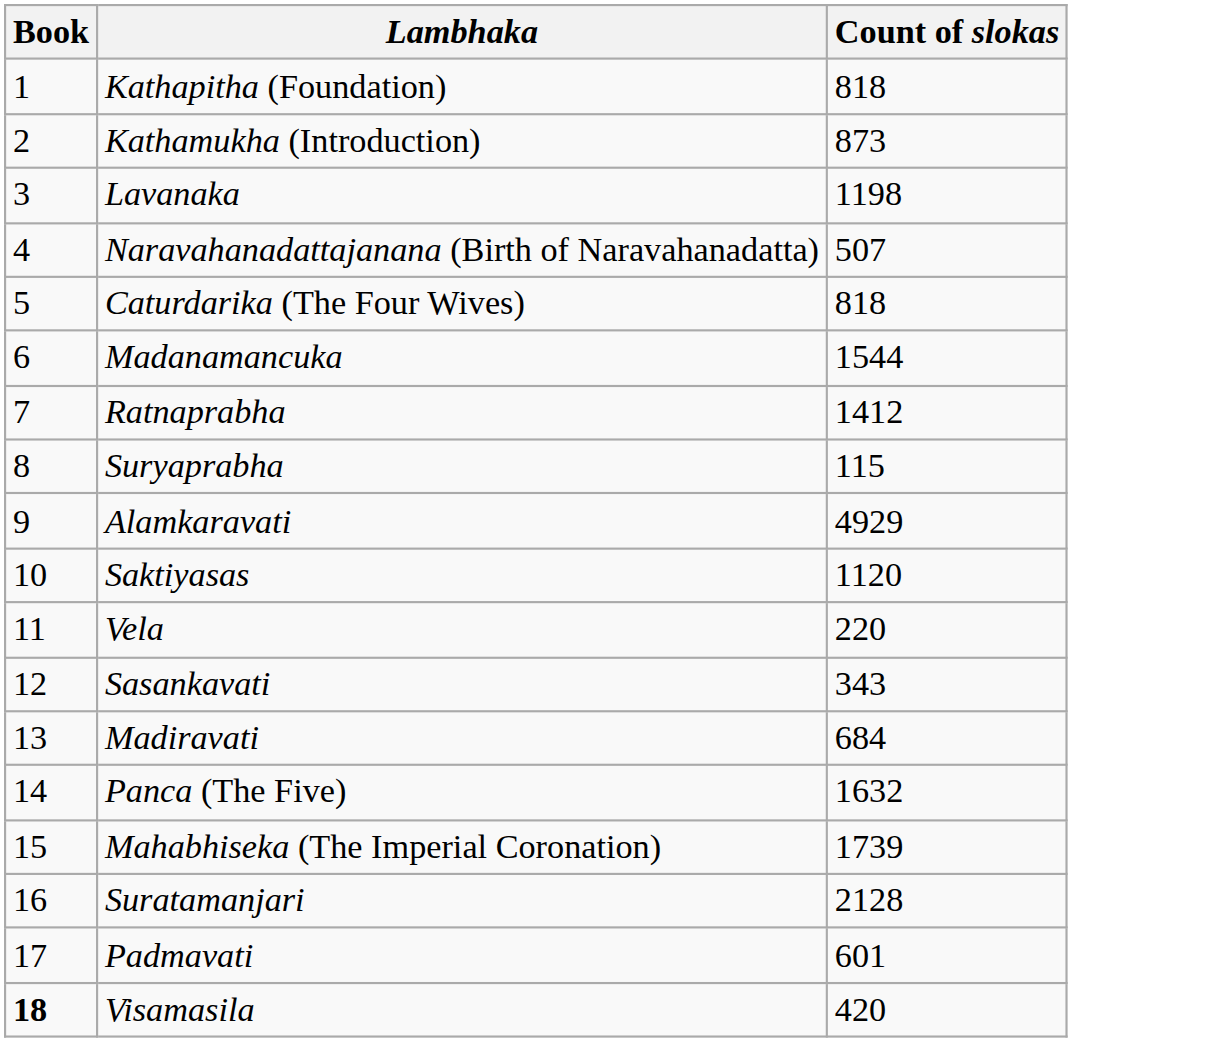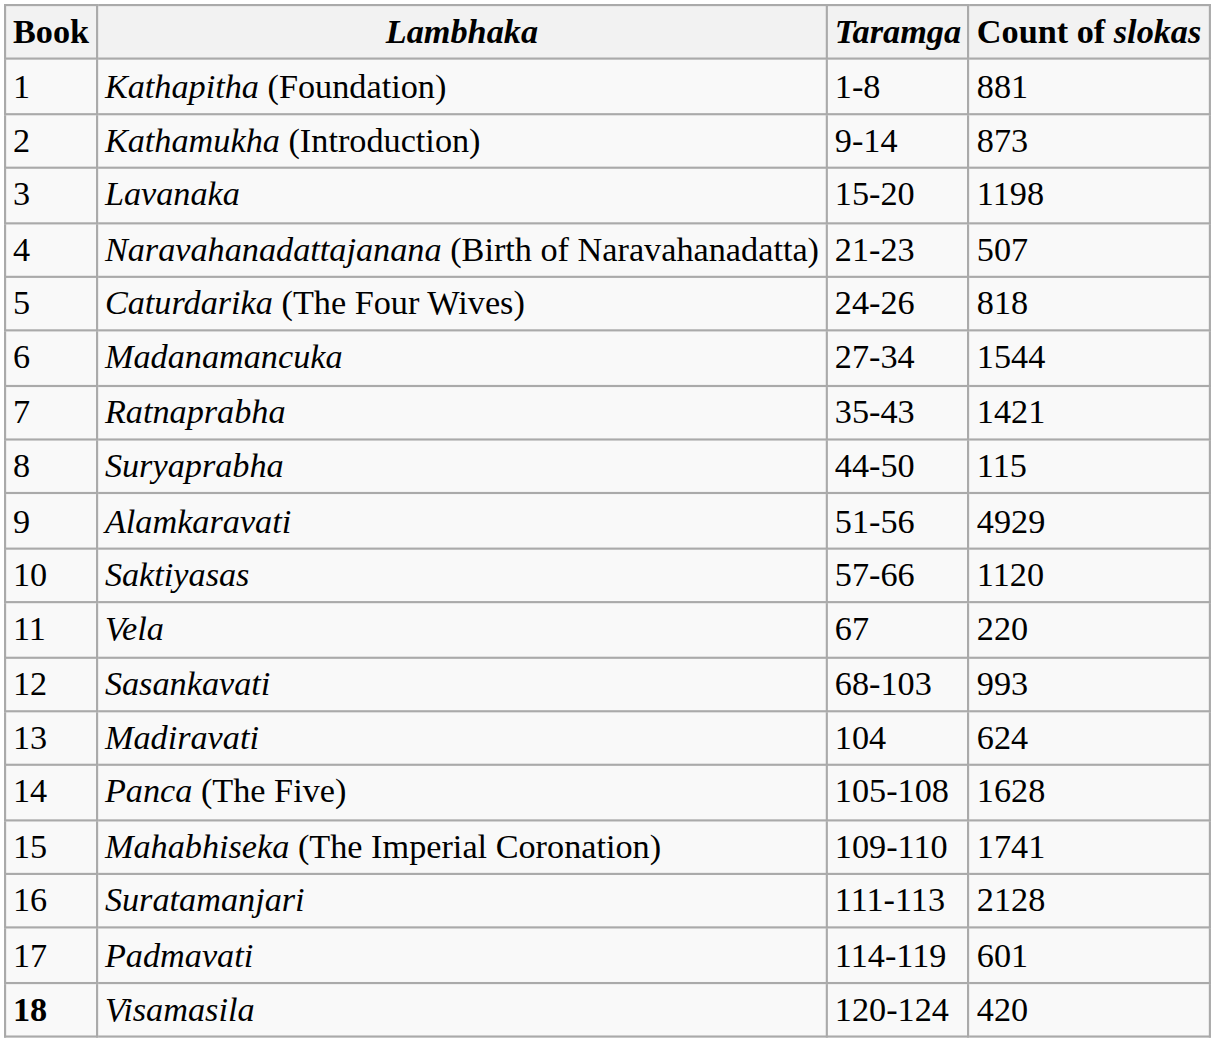+ column: (898, 31)
(860, 85) 818 -> (1002, 85) 881
(869, 411) 1412 -> (1011, 411) 1421
(860, 683) 343 -> (1002, 683) 993
(860, 737) 684 -> (1002, 737) 624
(869, 791) 1632 -> (1011, 791) 1628
(869, 846) 1739 -> (1011, 846) 1741
